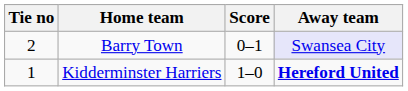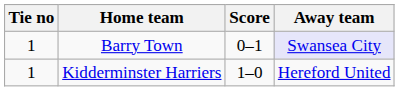(31, 45) 2 -> (31, 45) 1
(338, 72) bold -> (334, 72) normal
